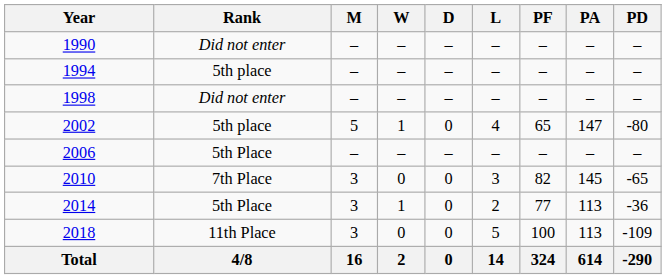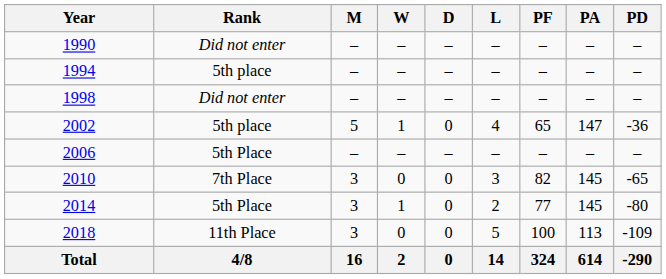(637, 125) -80 -> (637, 125) -36
(590, 206) 113 -> (590, 206) 145
(637, 206) -36 -> (637, 206) -80
